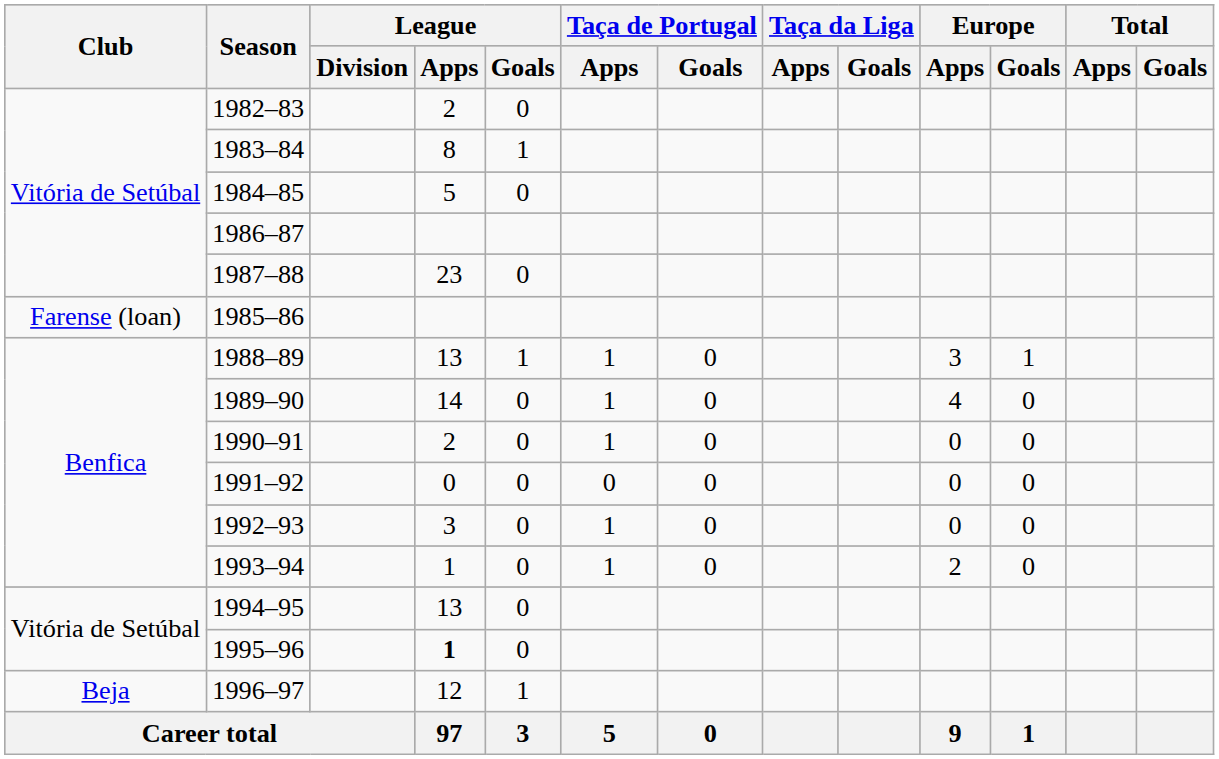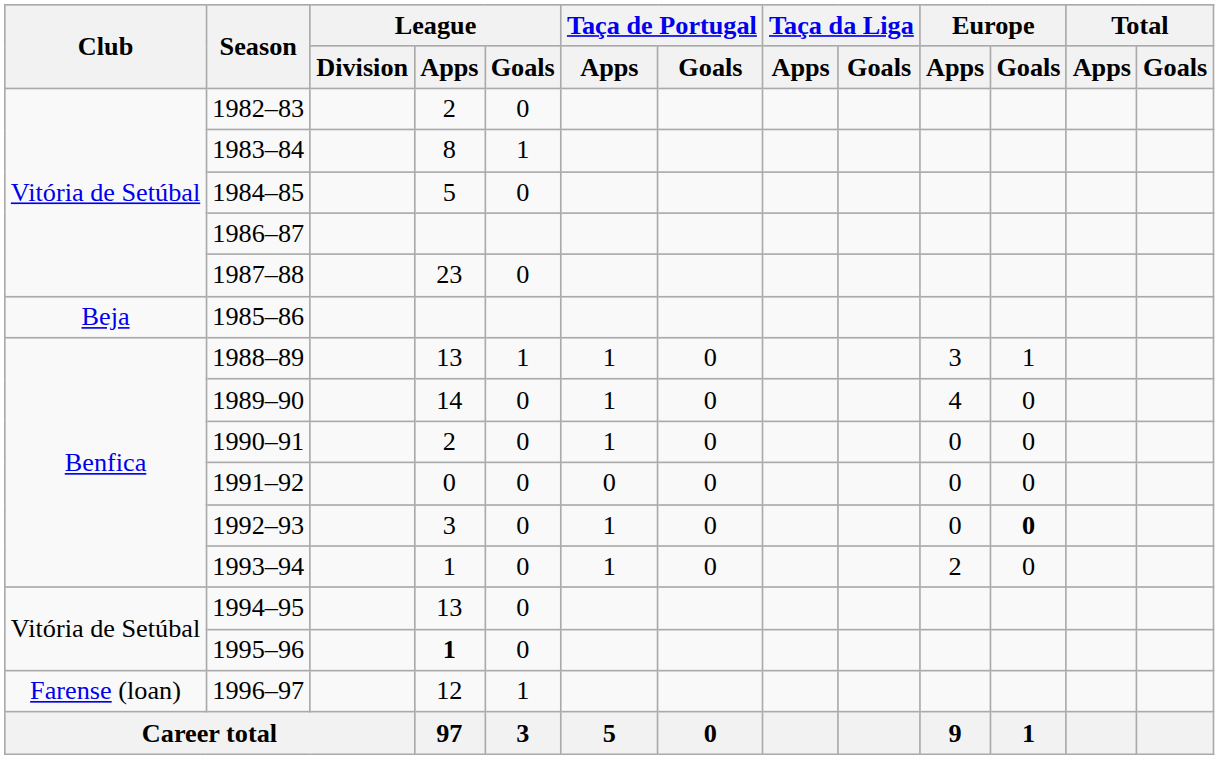(106, 316) Farense (loan) -> (106, 316) Beja
(1028, 524) normal -> (1028, 524) bold
(106, 691) Beja -> (106, 691) Farense (loan)
